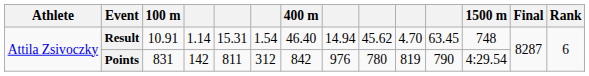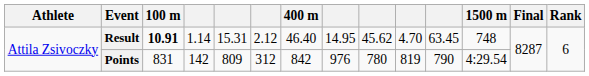(163, 38) normal -> (163, 38) bold
(266, 38) 1.54 -> (266, 38) 2.12
(340, 38) 14.94 -> (340, 38) 14.95
(232, 60) 811 -> (232, 60) 809
